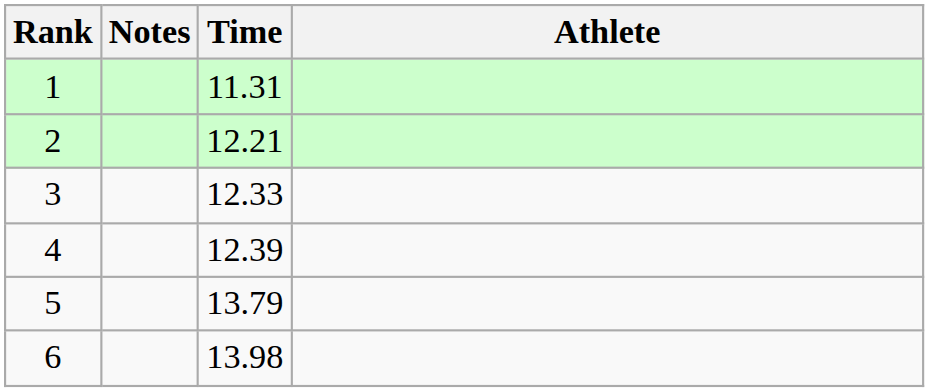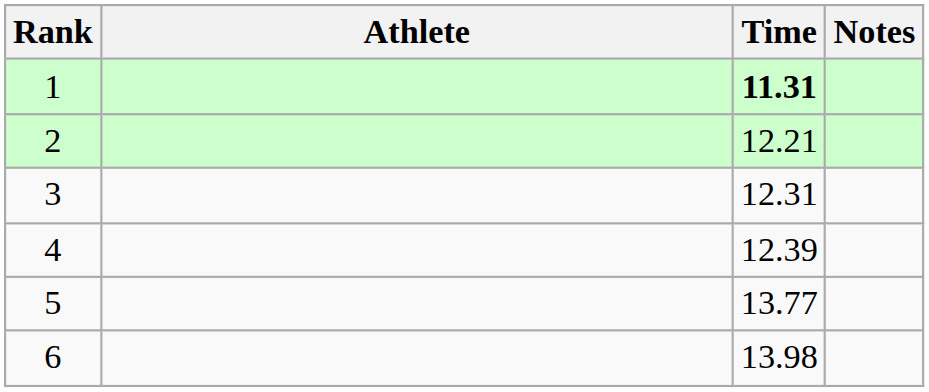columns swapped: (607, 31) <-> (150, 31)
(245, 85) normal -> (779, 85) bold
(245, 194) 12.33 -> (779, 194) 12.31
(245, 303) 13.79 -> (779, 303) 13.77
